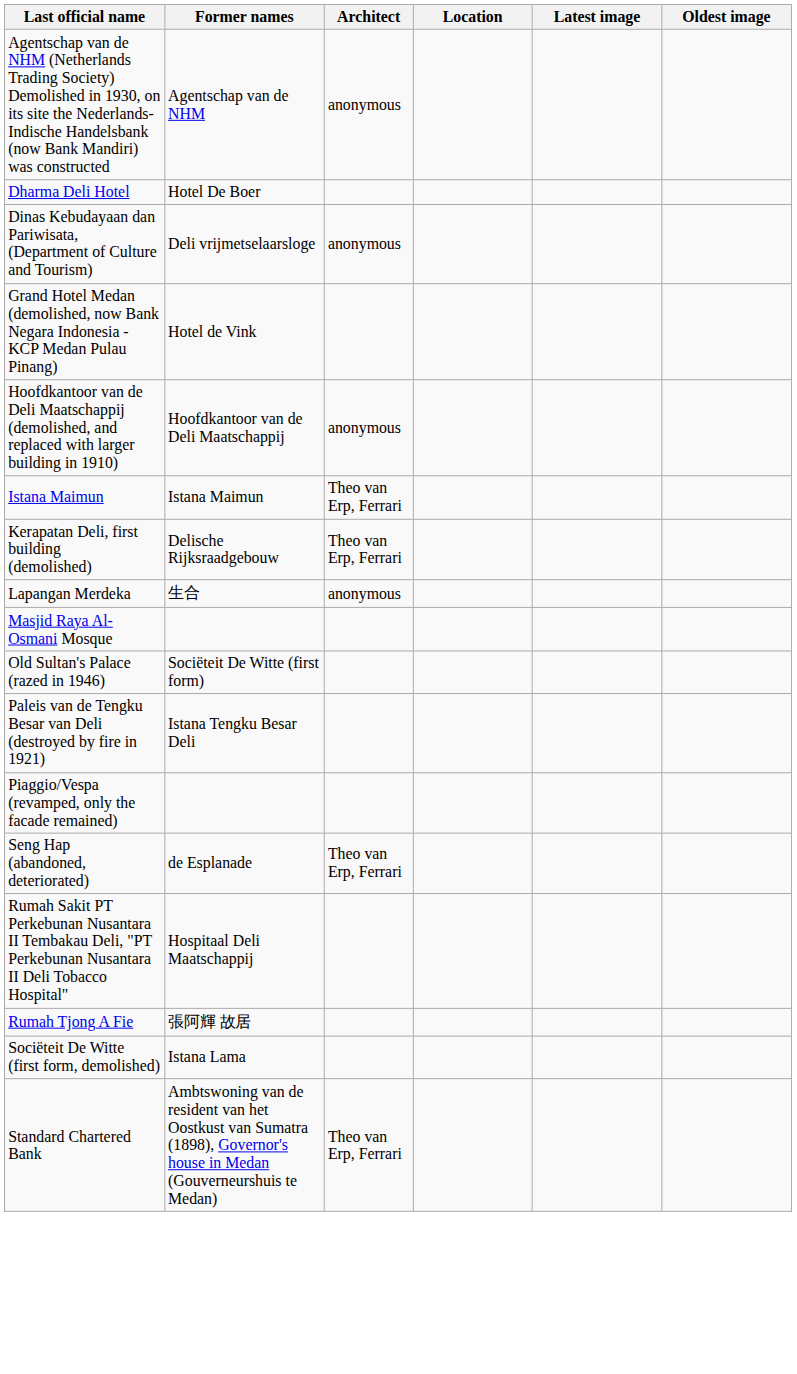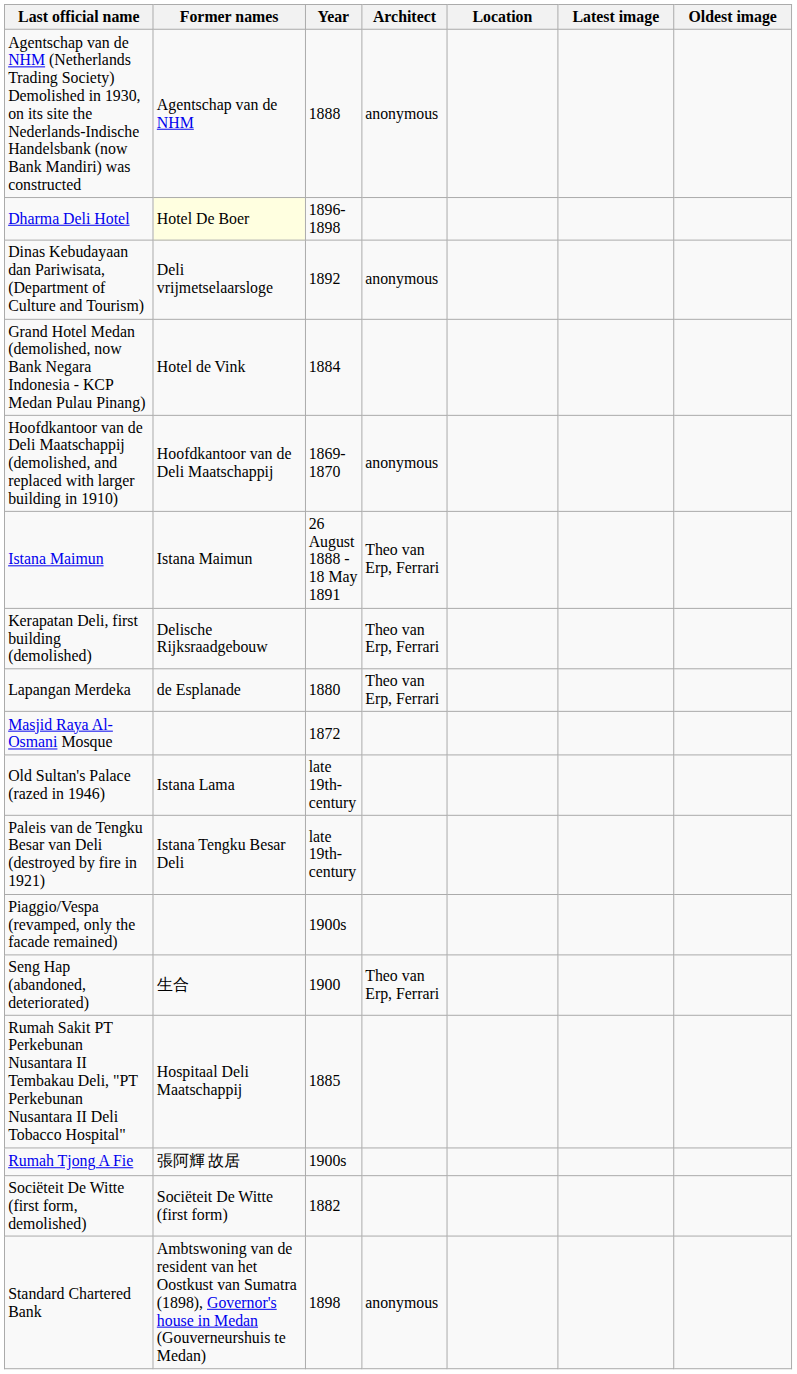+ column: (333, 17)
(214, 192) no background -> (203, 218) lightyellow background
(184, 593) 生合 -> (199, 690) de Esplanade
(364, 593) anonymous -> (402, 690) Theo van Erp, Ferrari
(243, 672) Sociëteit De Witte (first form) -> (196, 785) Istana Lama
(210, 863) de Esplanade -> (173, 984) 生合
(207, 1057) Istana Lama -> (215, 1206) Sociëteit De Witte (first form)
(365, 1145) Theo van Erp, Ferrari -> (402, 1302) anonymous
